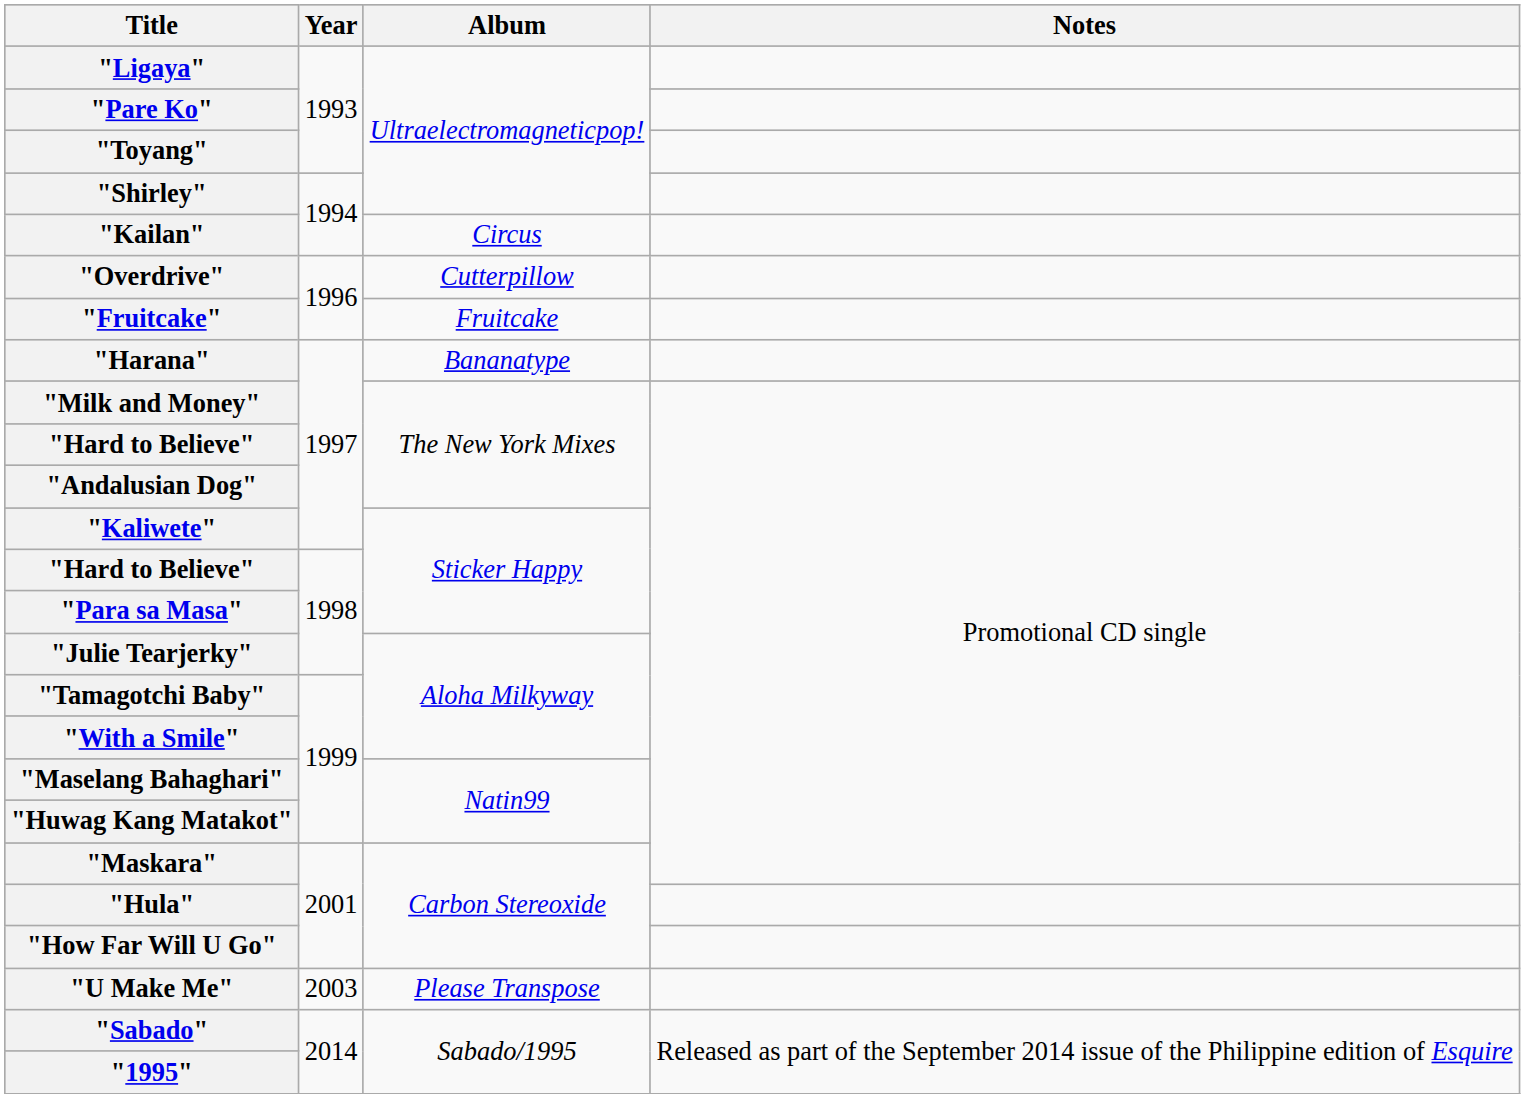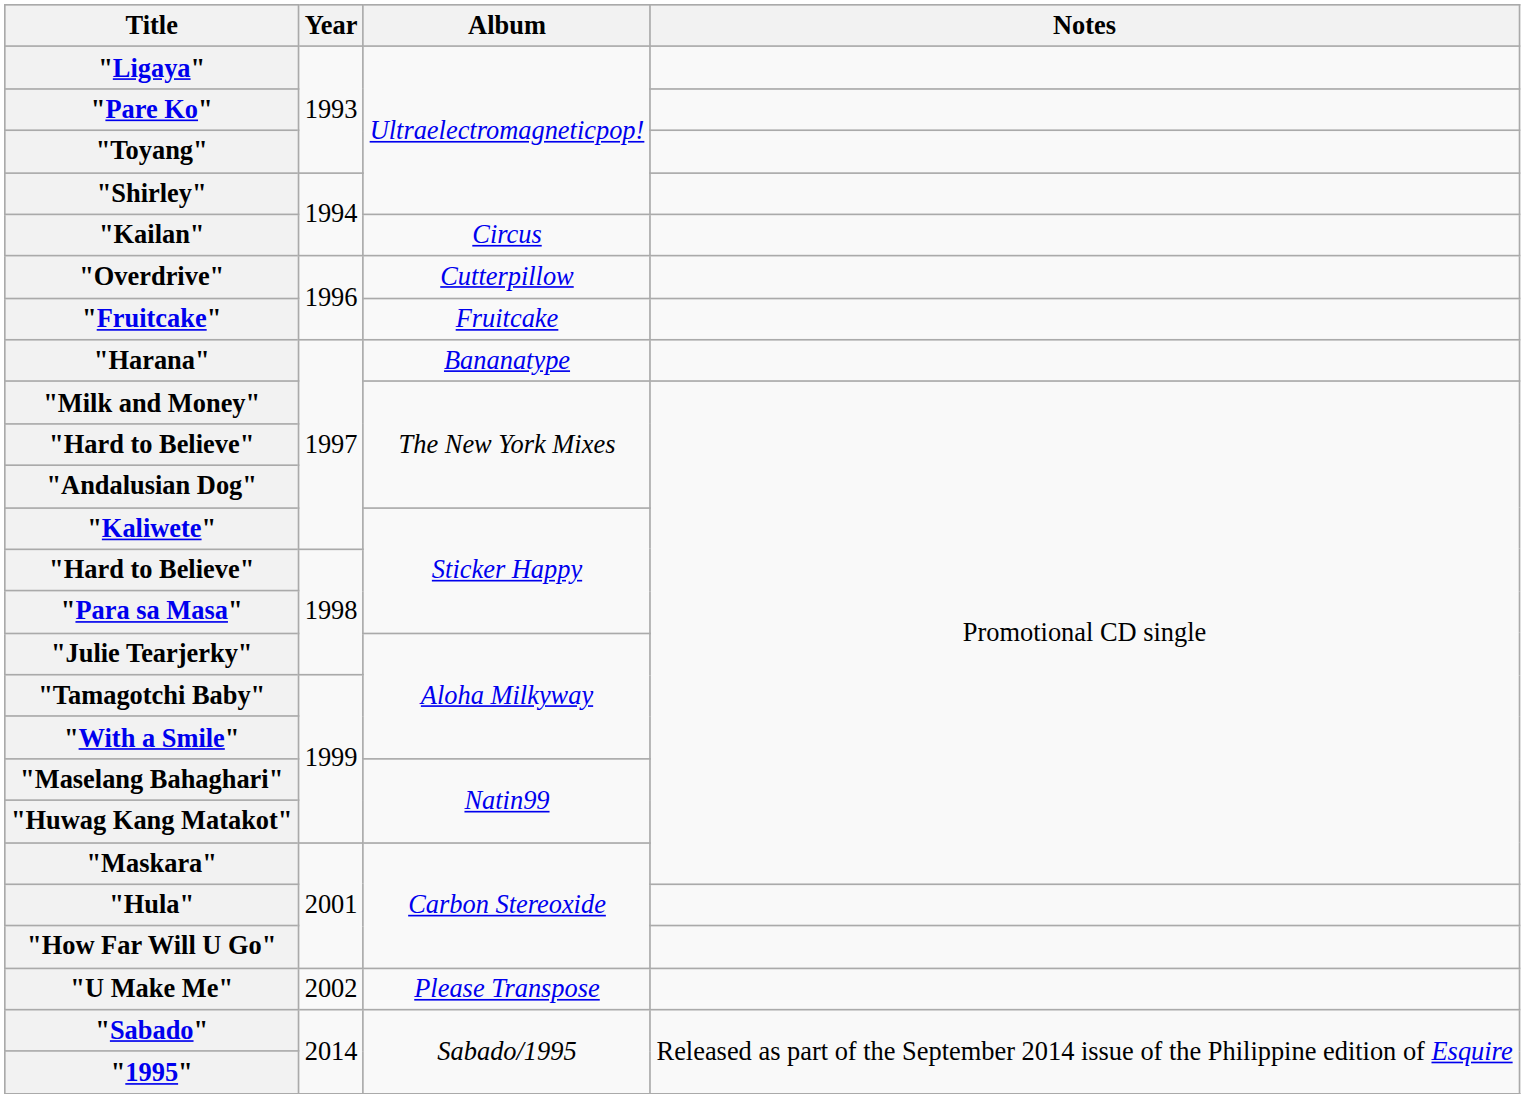(331, 988) 2003 -> (331, 988) 2002
